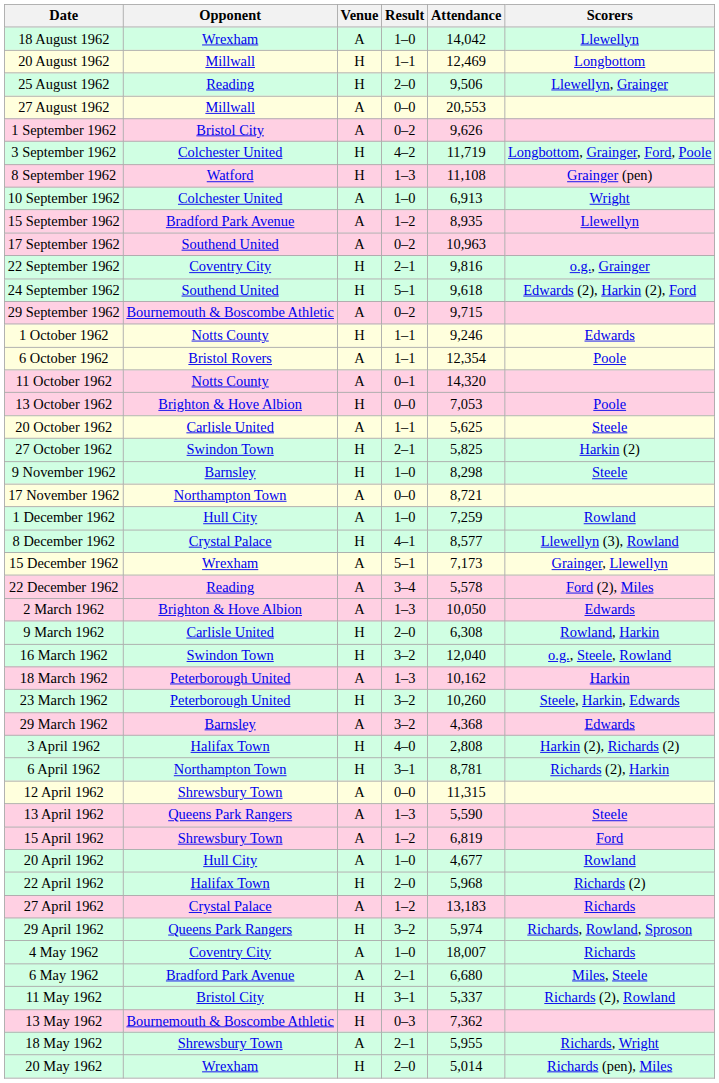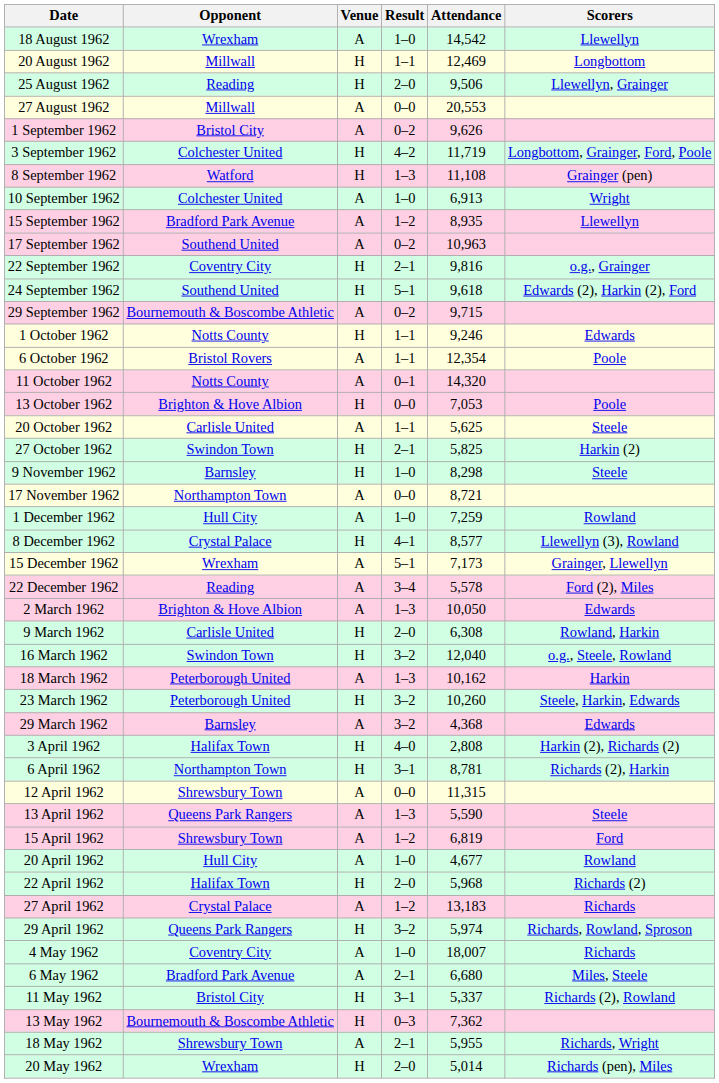(466, 38) 14,042 -> (466, 38) 14,542
